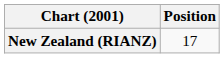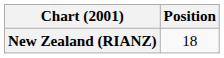(190, 40) 17 -> (190, 40) 18
